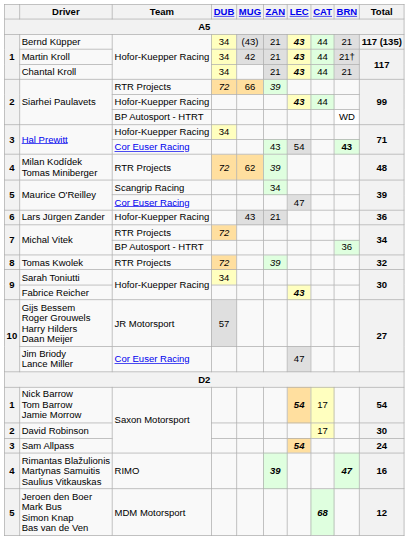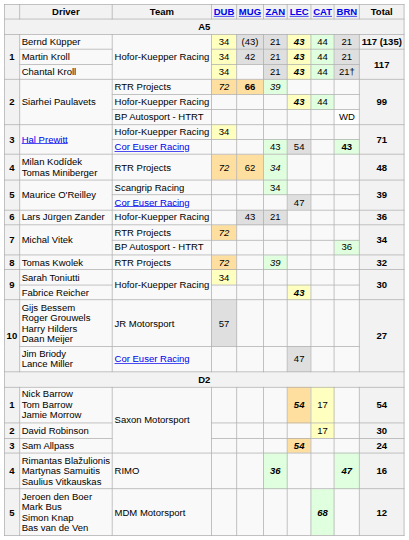(347, 56) 21† -> (347, 56) 21
(347, 71) 21 -> (347, 71) 21†
(250, 86) normal -> (250, 86) bold
(275, 167) 39 -> (275, 167) 34
(275, 471) 39 -> (275, 471) 36
